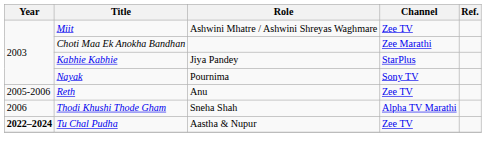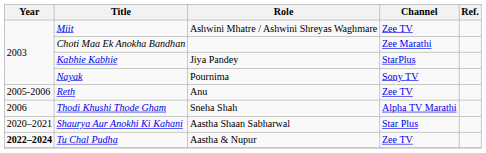+ row: (120, 124)
